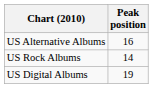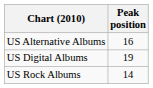rows swapped: (47, 74) <-> (44, 58)
